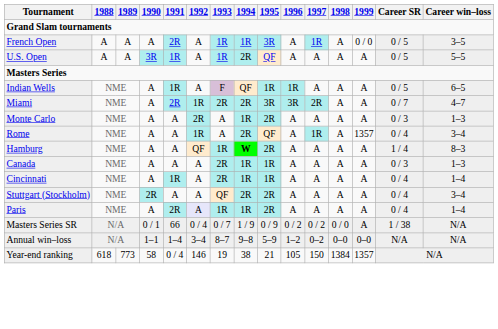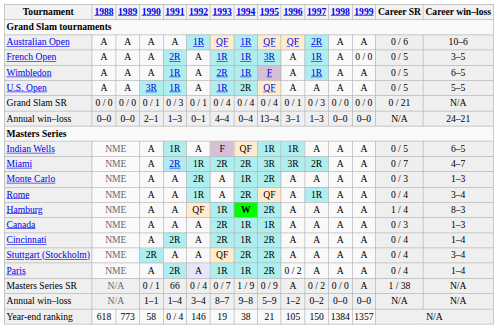+ row: (38, 42)
+ row: (29, 73)
+ row: (37, 103)
+ row: (39, 118)
(364, 133) 1357 -> (364, 194) A
(175, 179) 1R -> (175, 240) 2R
(269, 179) 1R -> (269, 240) 2R
(293, 210) A -> (293, 270) 0 / 2
(293, 225) 0 / 2 -> (293, 286) A
